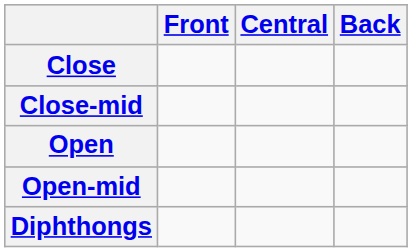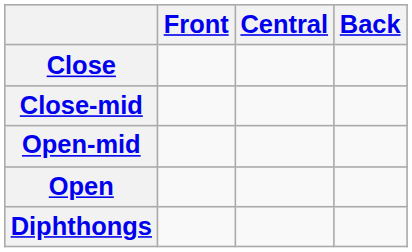rows swapped: (81, 145) <-> (81, 186)
